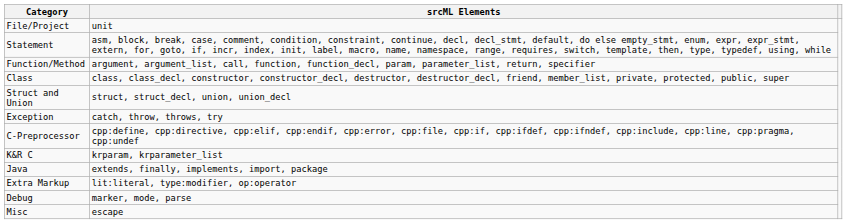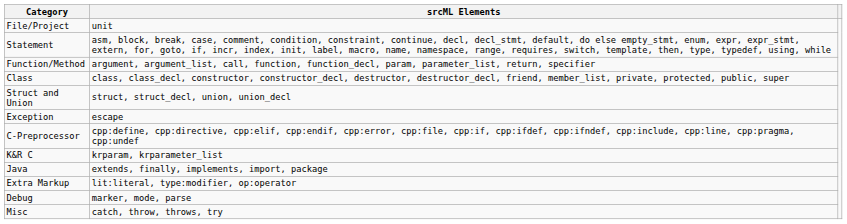(157, 117) catch, throw, throws, try -> (107, 117) escape
(107, 212) escape -> (157, 212) catch, throw, throws, try
